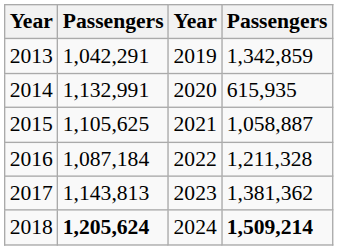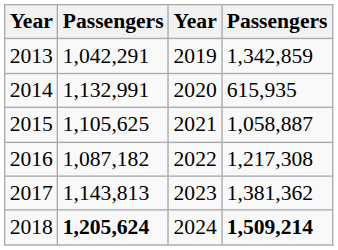(106, 158) 1,087,184 -> (106, 158) 1,087,182
(270, 158) 1,211,328 -> (270, 158) 1,217,308
